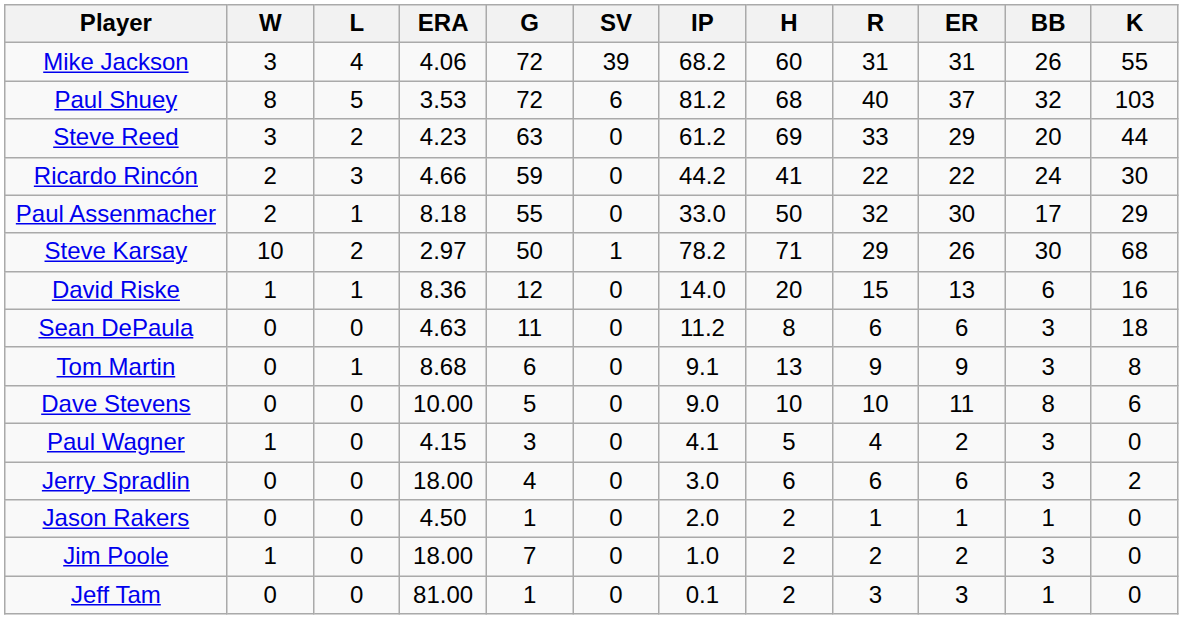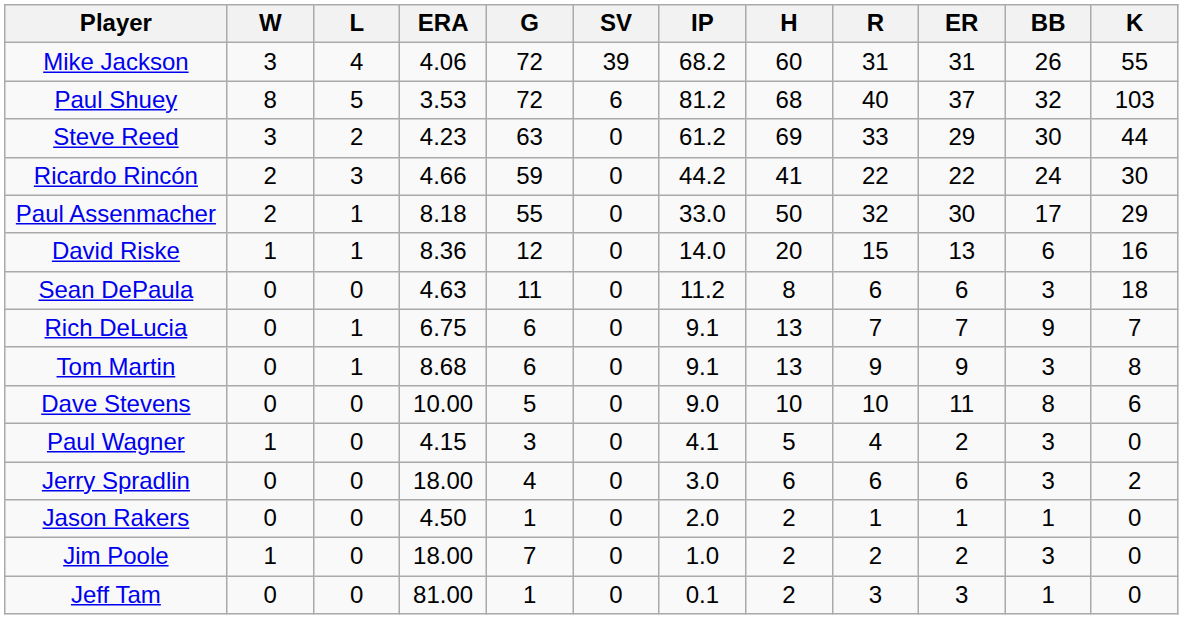(1048, 137) 20 -> (1048, 137) 30
- row: (116, 251)
+ row: (116, 328)
